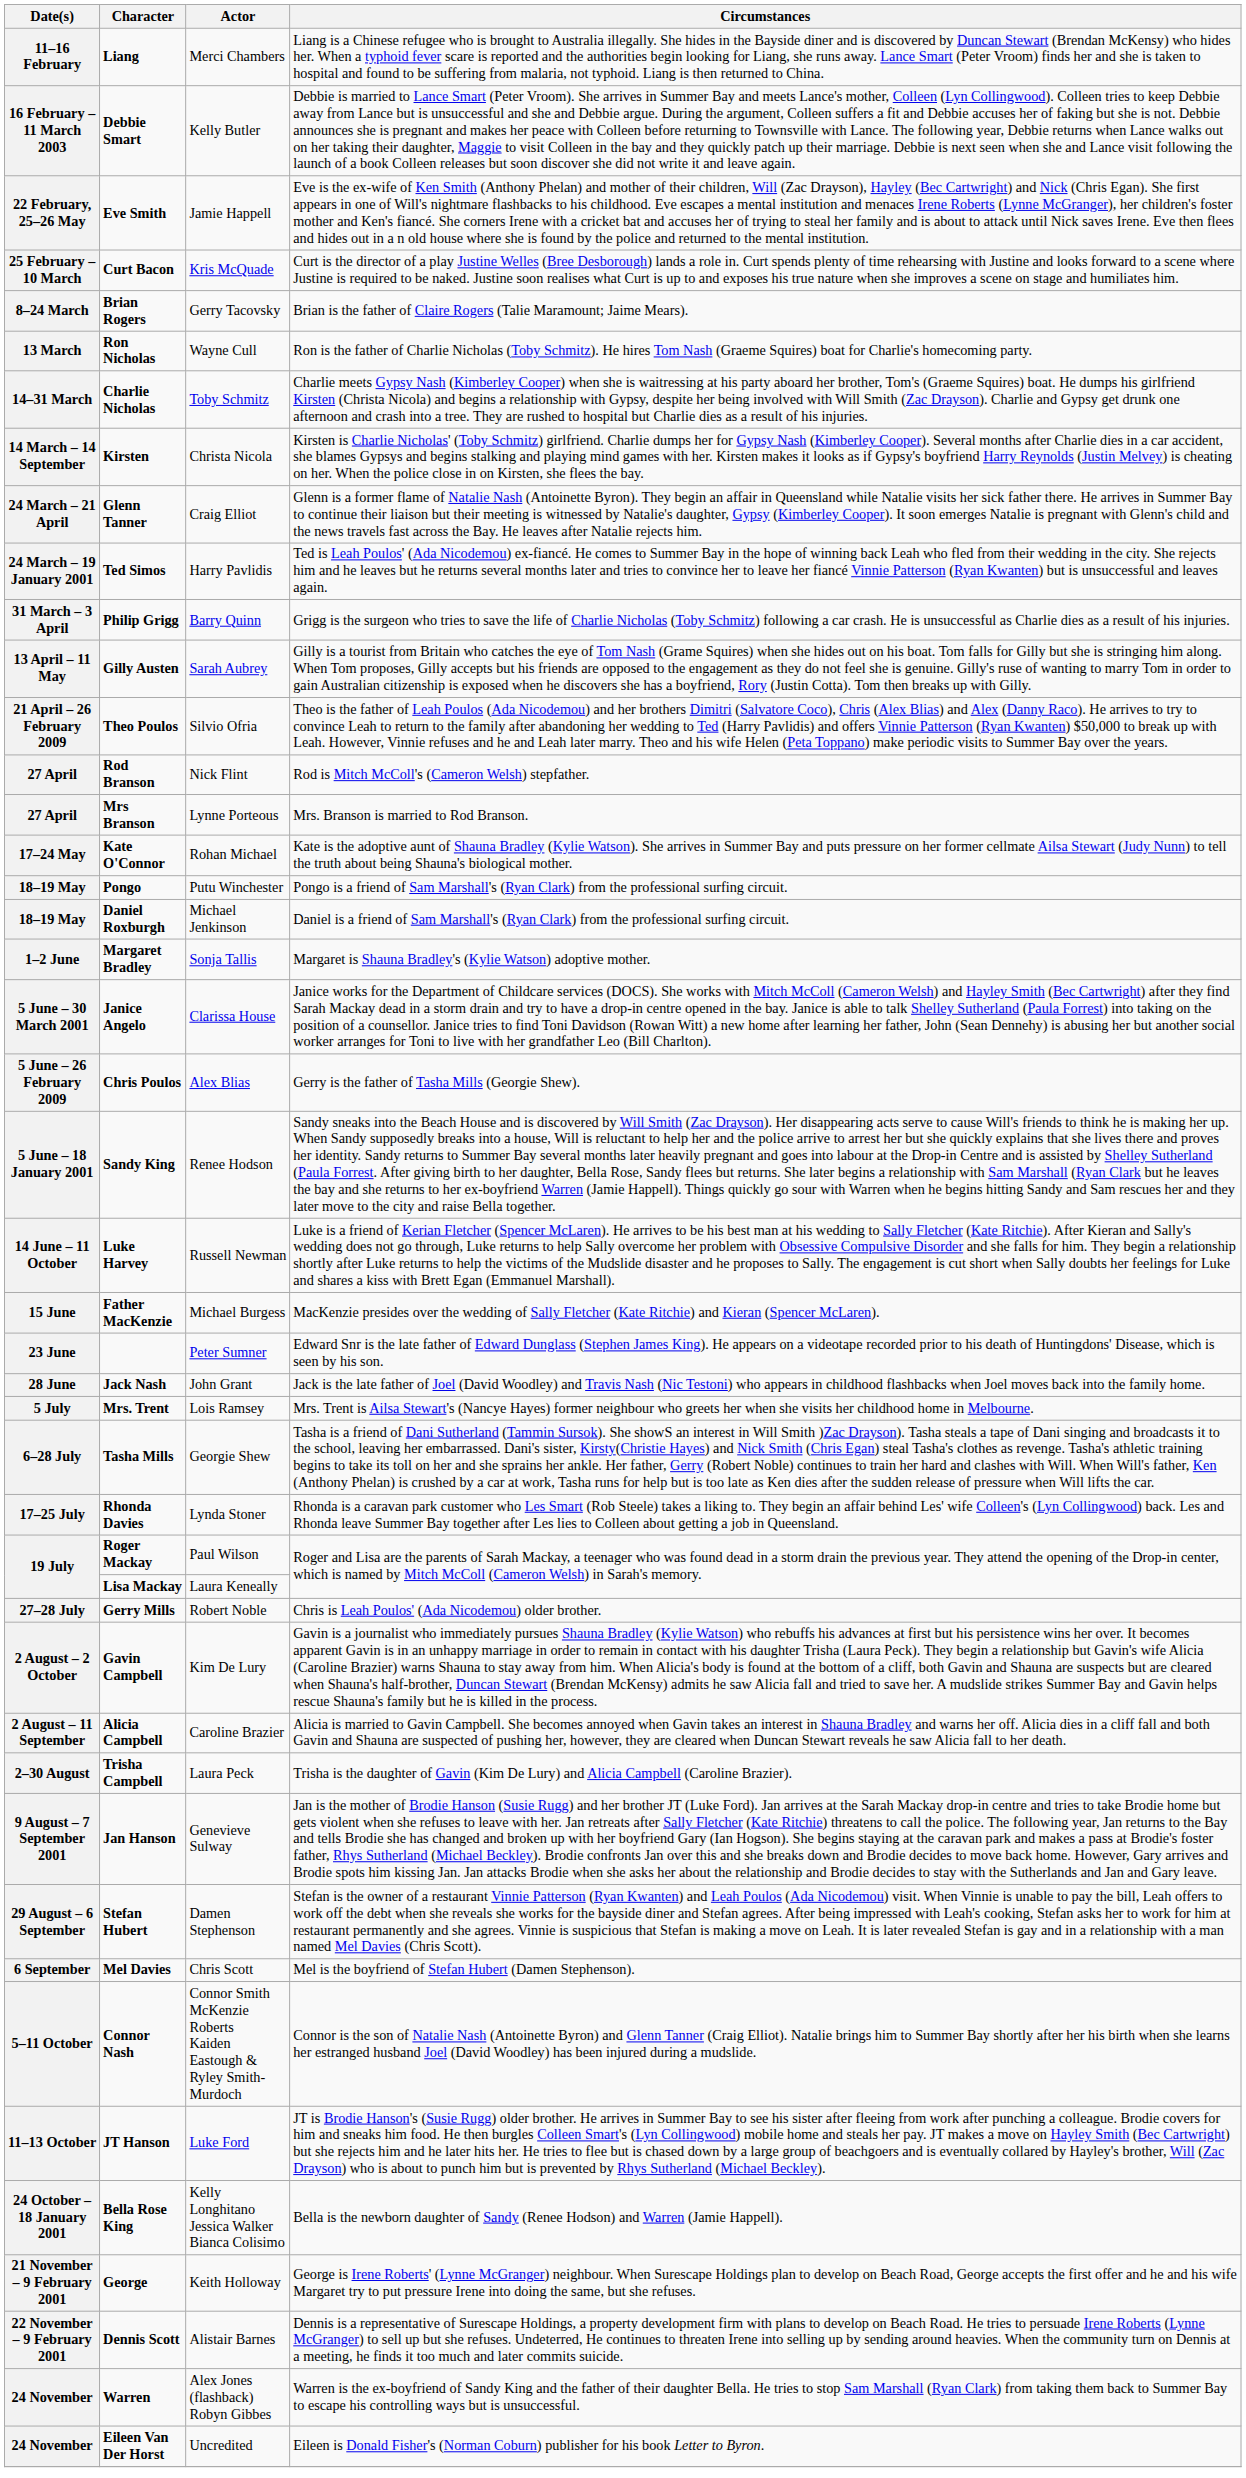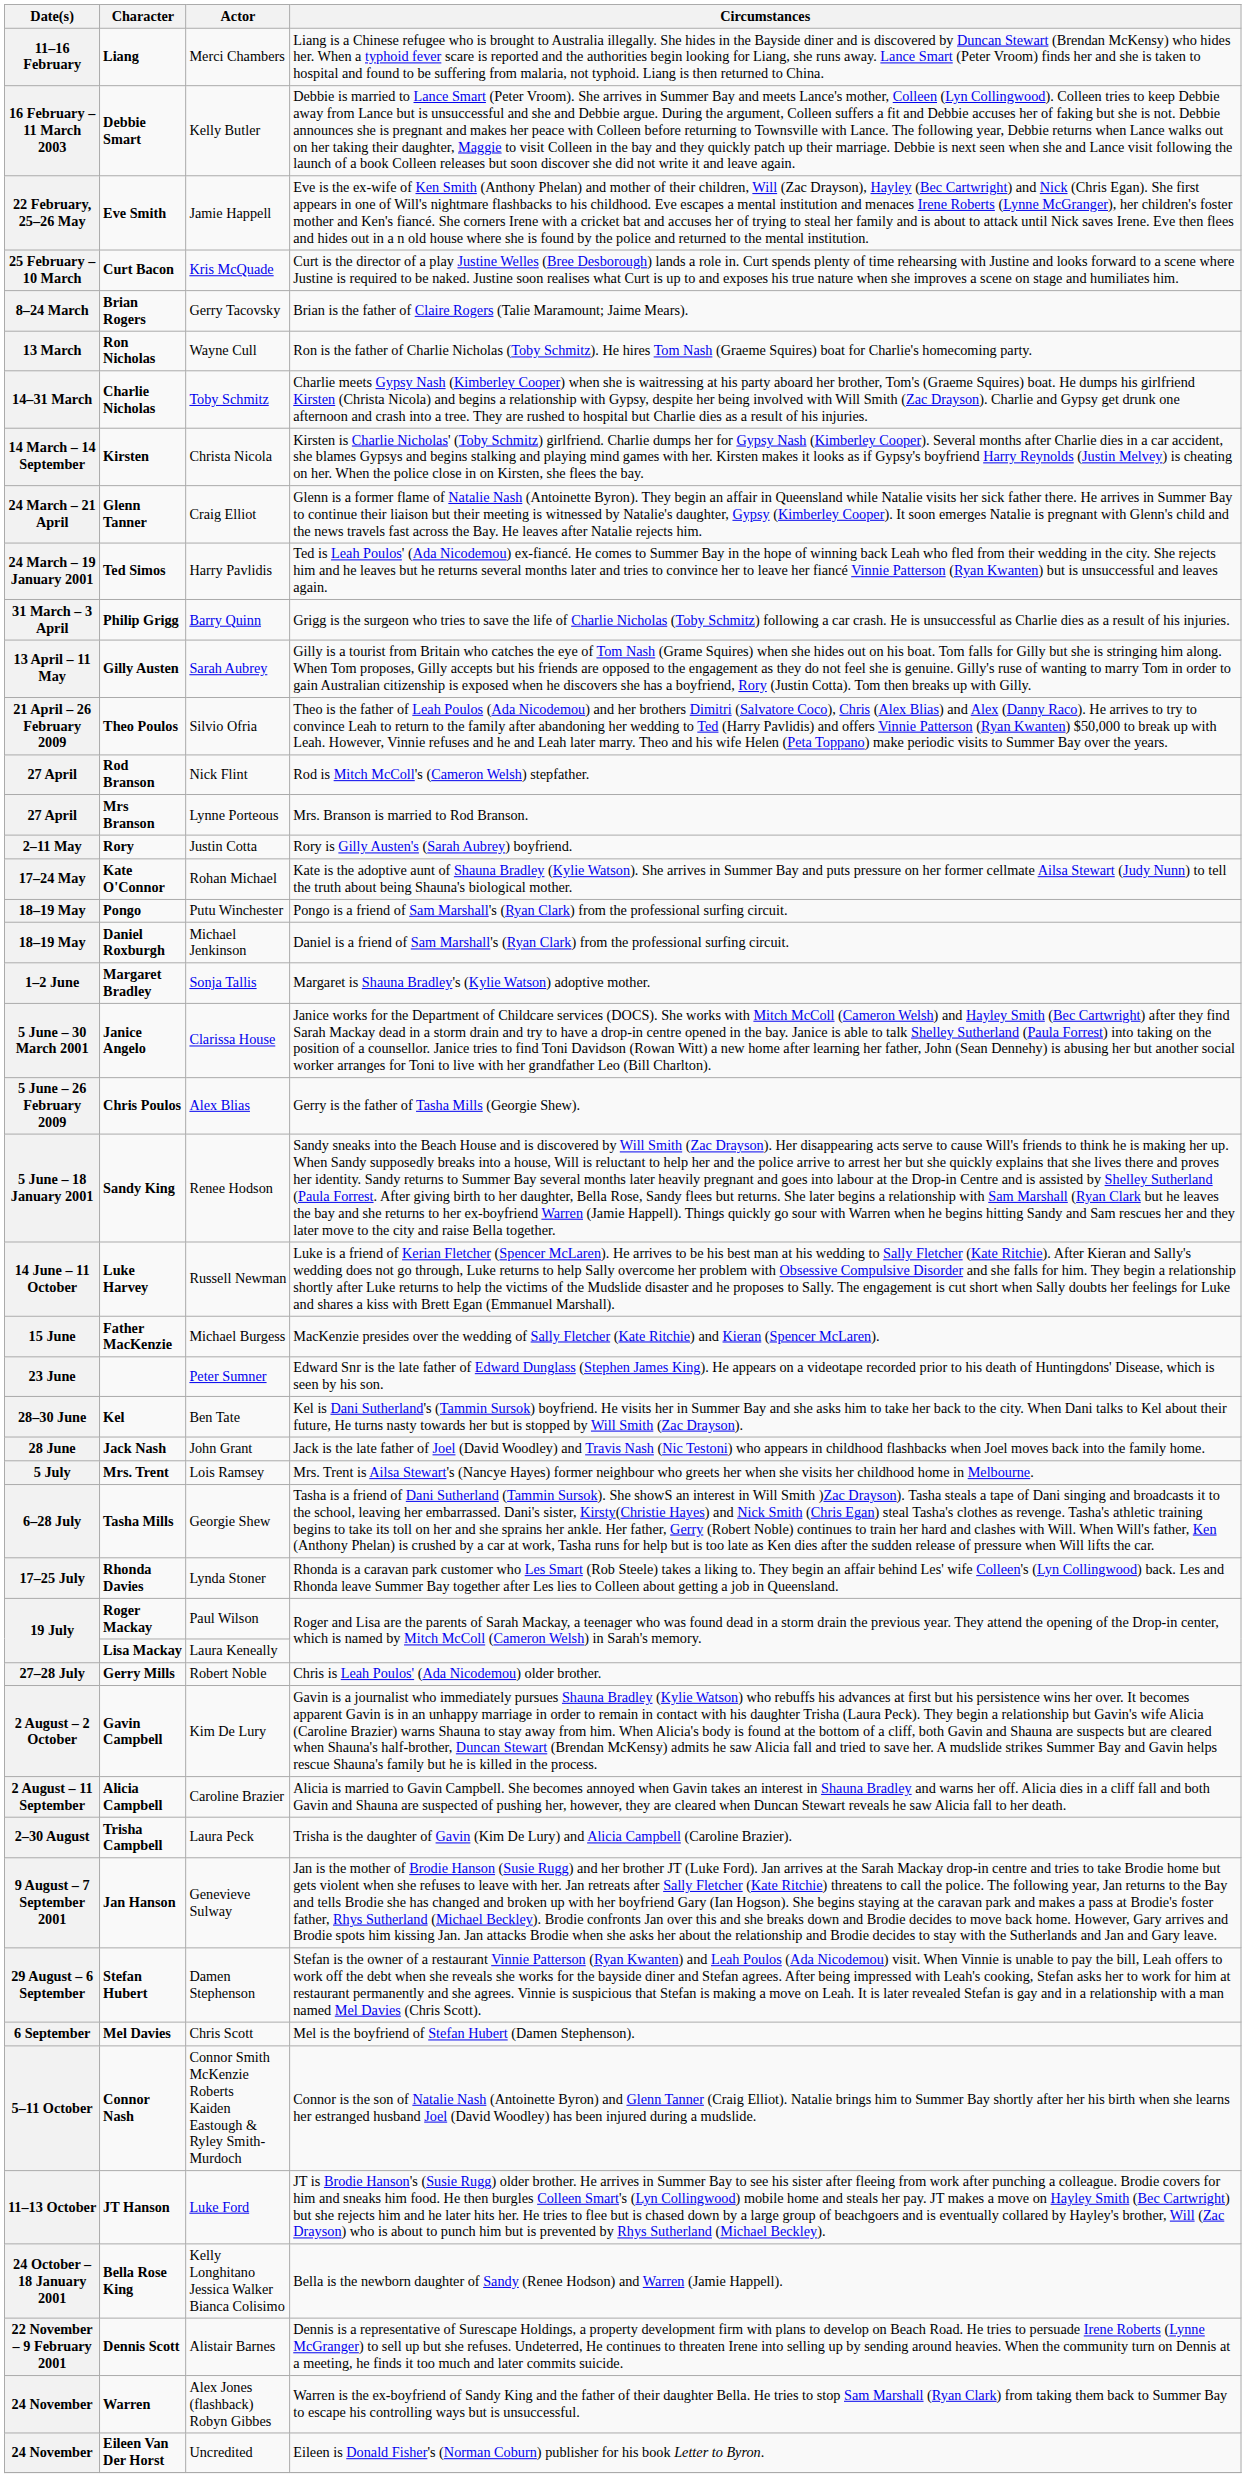+ row: (52, 847)
+ row: (52, 1417)
- row: (52, 2283)
